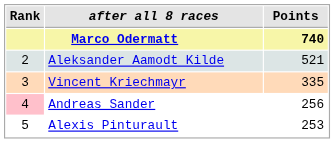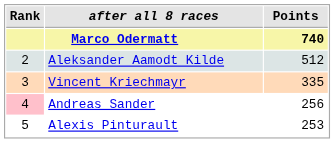(313, 61) 521 -> (313, 61) 512
